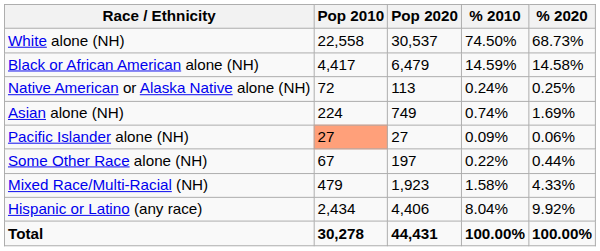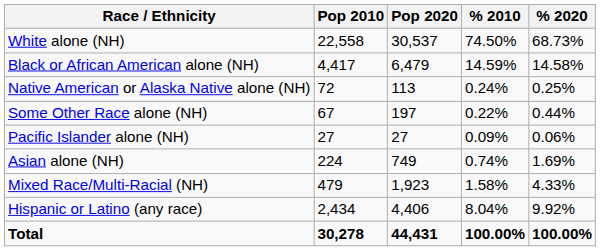rows swapped: (66, 112) <-> (108, 161)
(326, 137) lightsalmon background -> (326, 137) no background
